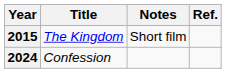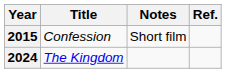(84, 36) The Kingdom -> (77, 36) Confession
(77, 57) Confession -> (84, 57) The Kingdom
